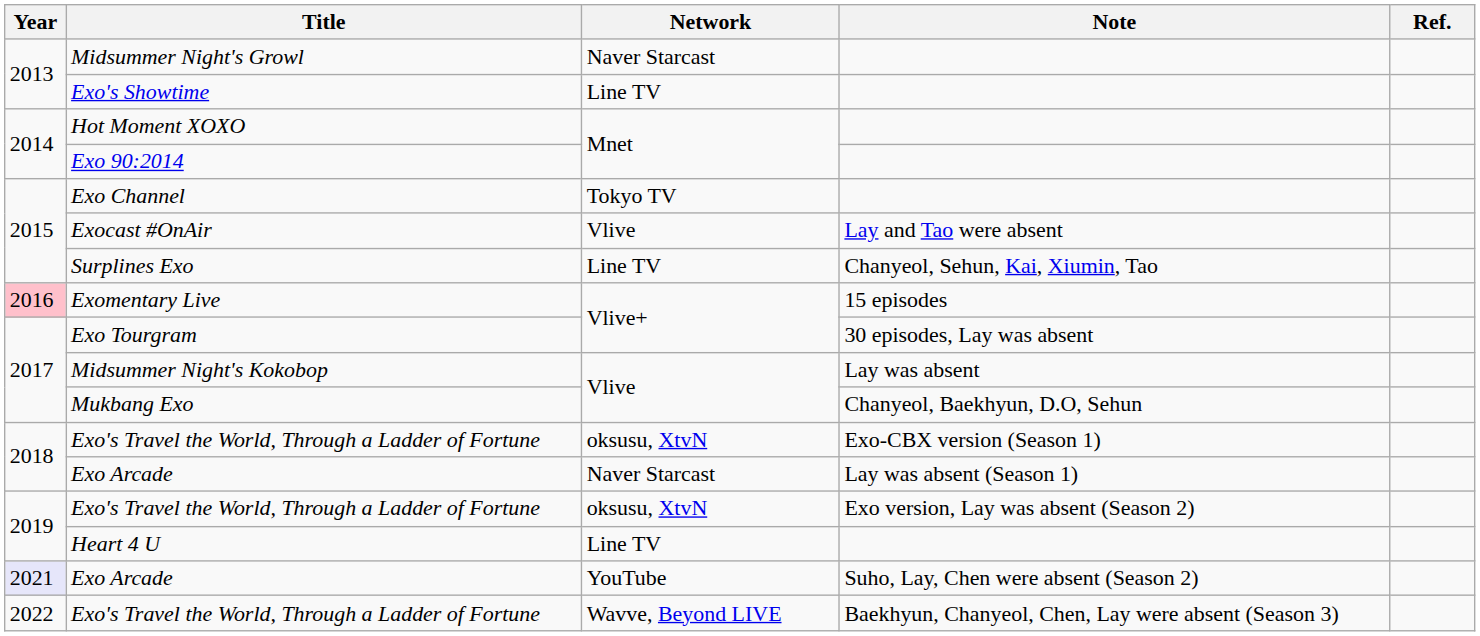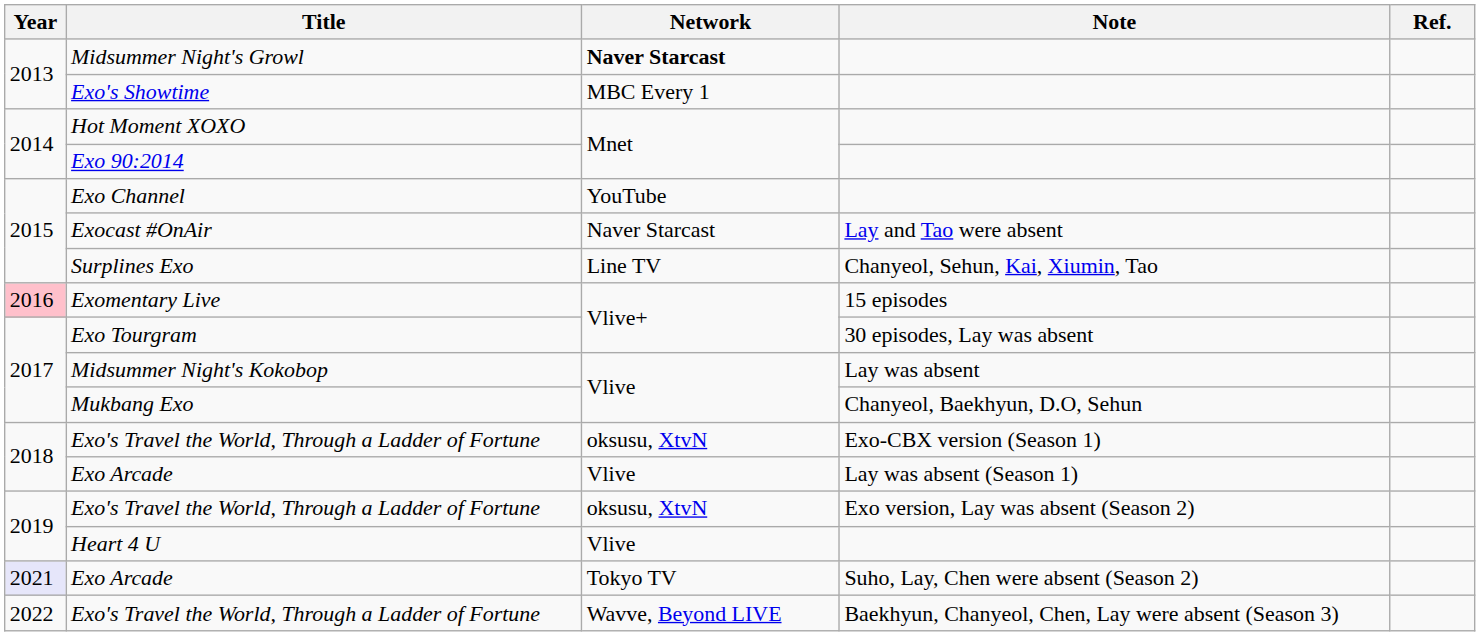(651, 56) normal -> (656, 56) bold
(624, 91) Line TV -> (648, 91) MBC Every 1
(632, 195) Tokyo TV -> (627, 195) YouTube
(611, 230) Vlive -> (651, 230) Naver Starcast
(651, 473) Naver Starcast -> (611, 473) Vlive
(624, 543) Line TV -> (611, 543) Vlive
(627, 578) YouTube -> (632, 578) Tokyo TV
